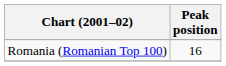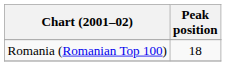(195, 50) 16 -> (195, 50) 18
